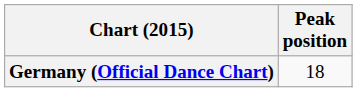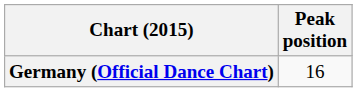(315, 71) 18 -> (315, 71) 16
